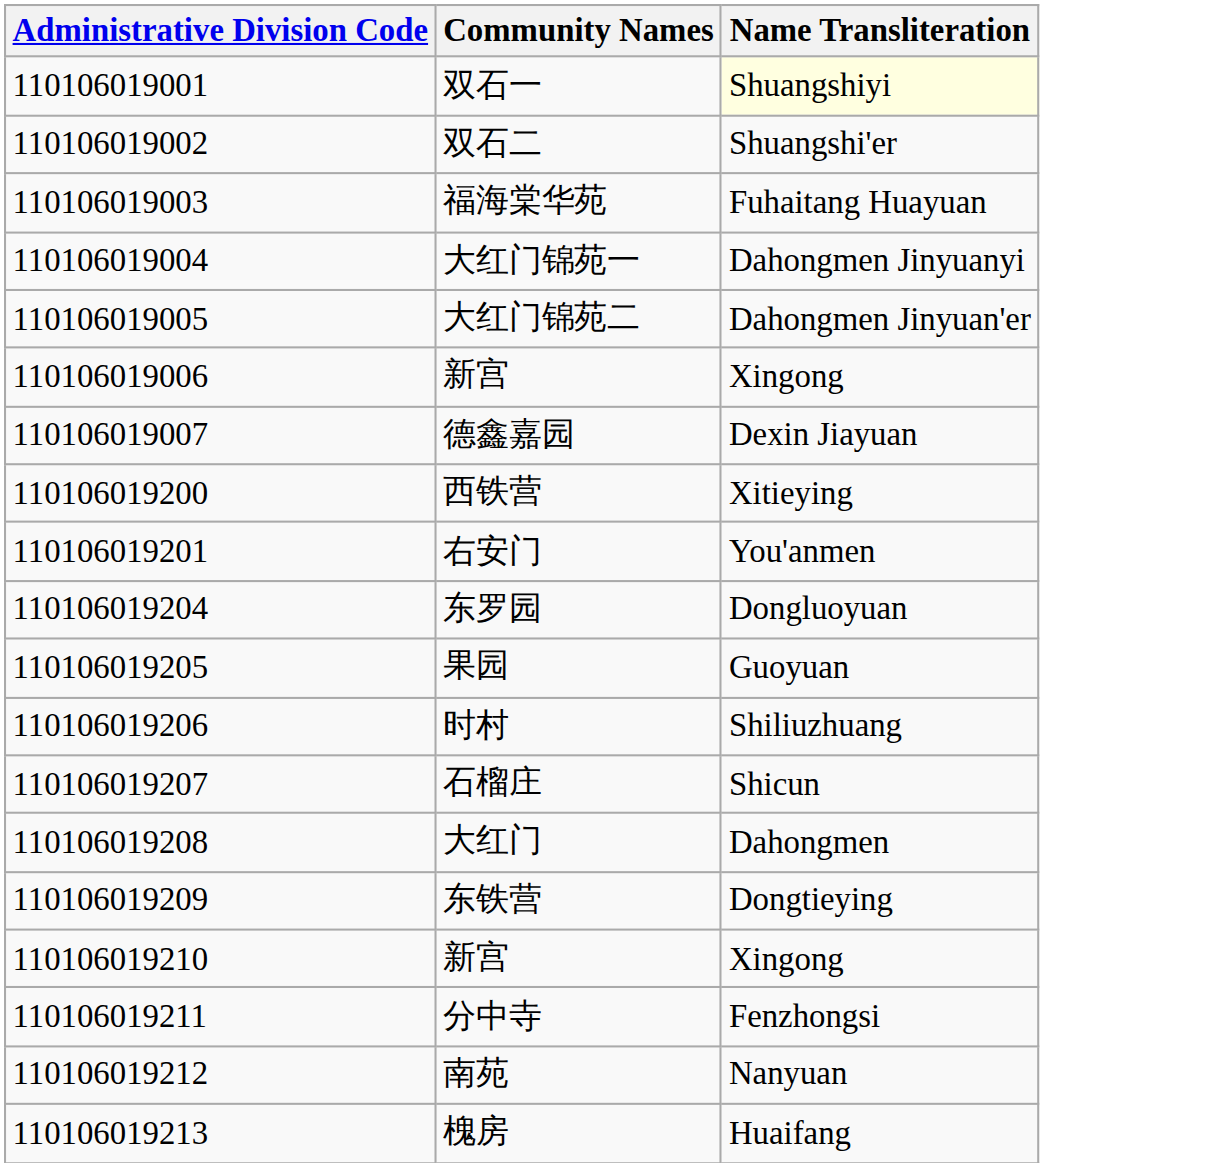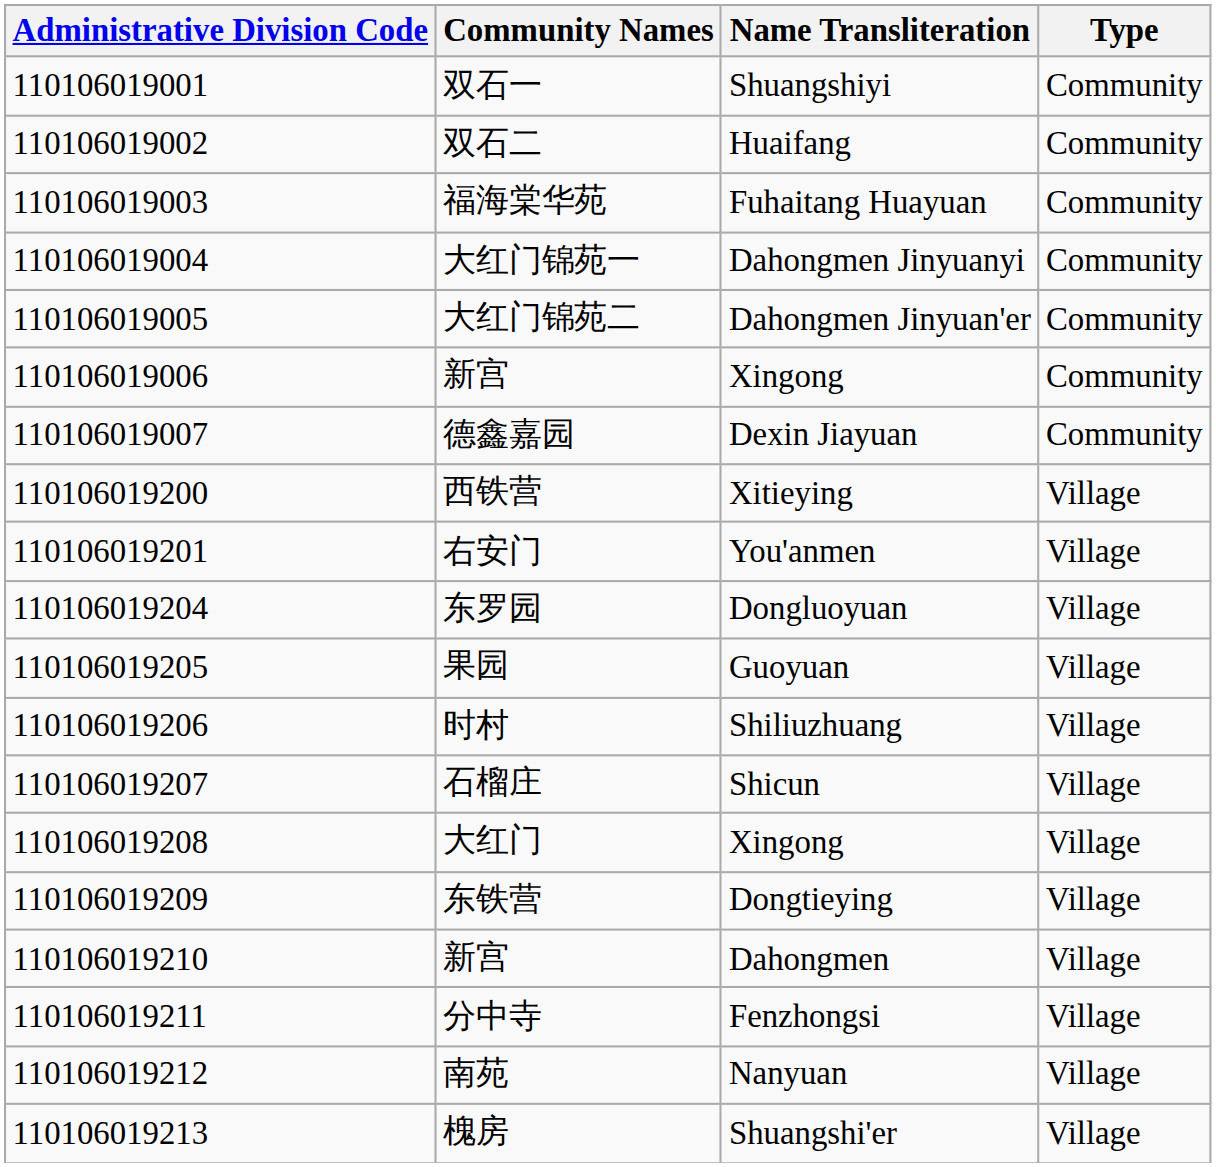+ column: (1124, 30)
(810, 85) lightyellow background -> (810, 85) no background
(813, 143) Shuangshi'er -> (790, 143) Huaifang
(809, 841) Dahongmen -> (786, 841) Xingong
(786, 958) Xingong -> (809, 958) Dahongmen
(790, 1132) Huaifang -> (813, 1132) Shuangshi'er
